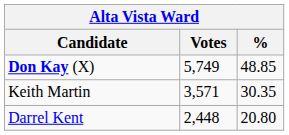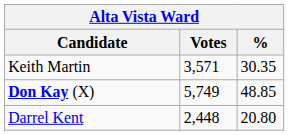rows swapped: (51, 67) <-> (49, 92)
